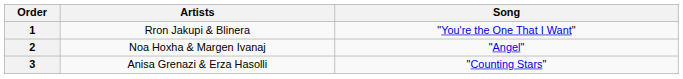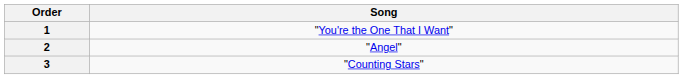- column: (197, 13)
